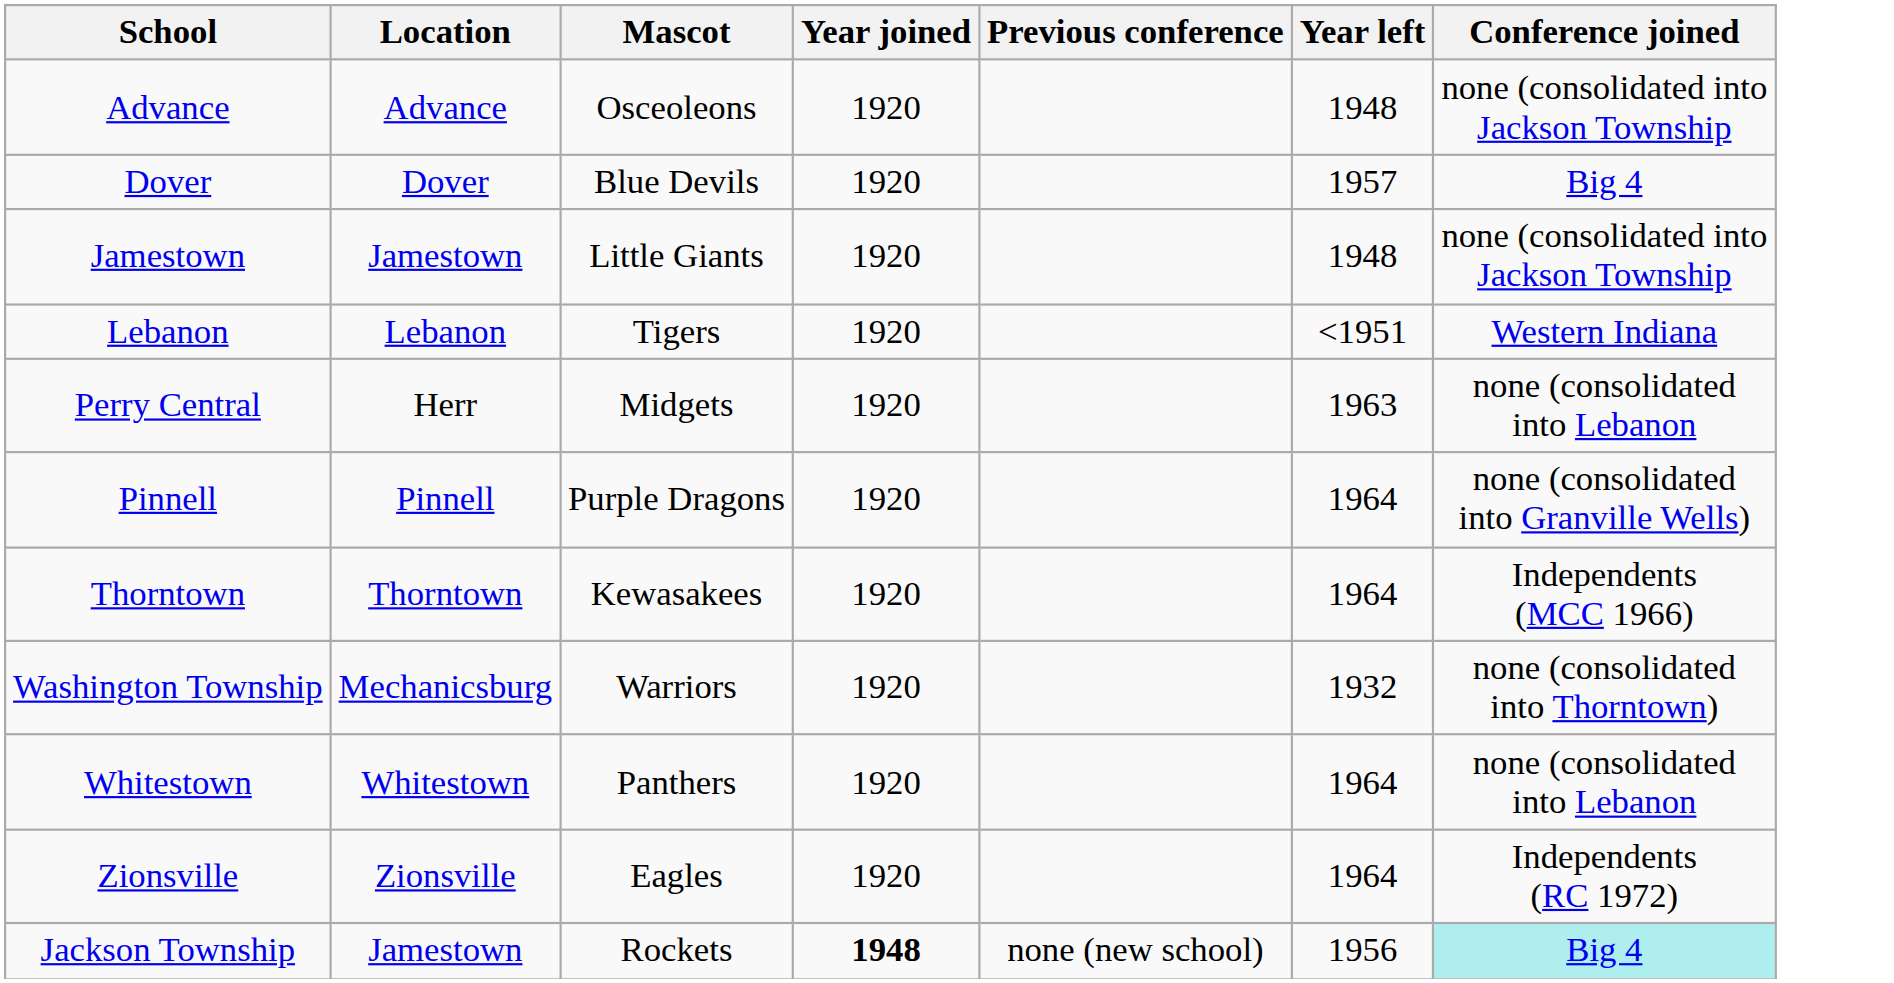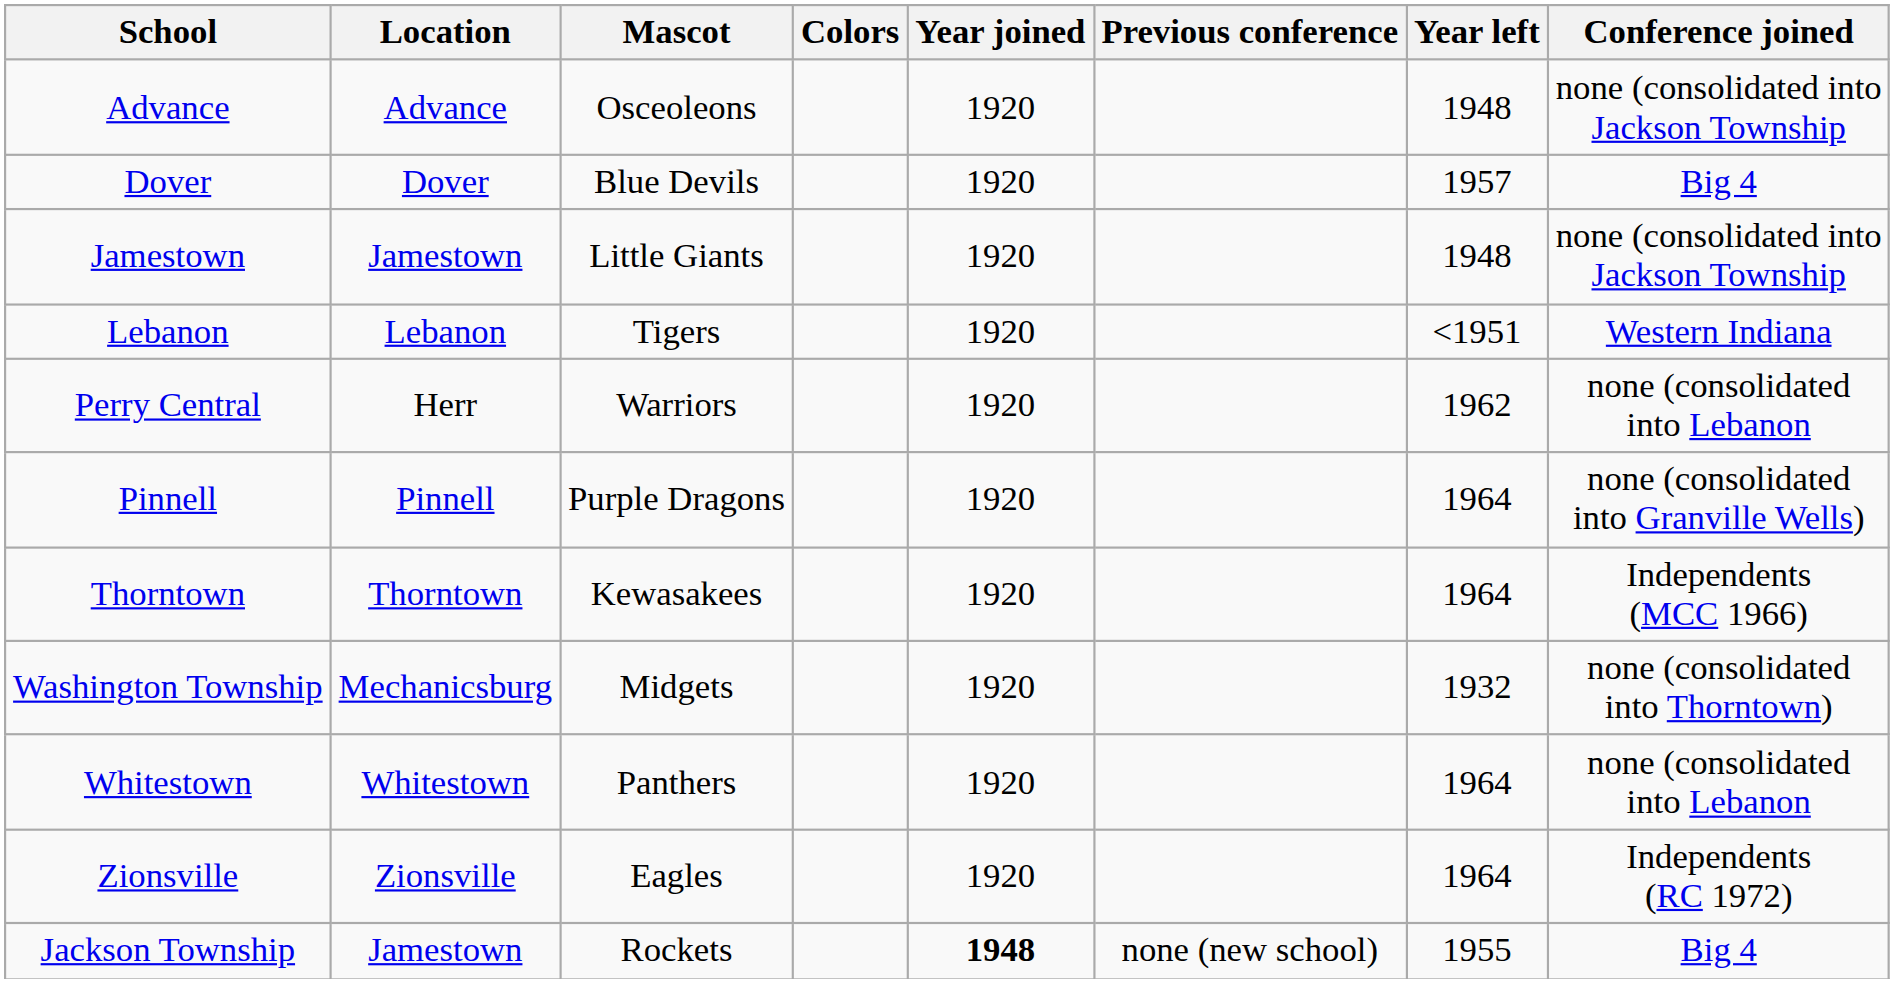+ column: (850, 32)
(677, 405) Midgets -> (677, 405) Warriors
(1363, 405) 1963 -> (1477, 405) 1962
(677, 687) Warriors -> (677, 687) Midgets
(1363, 950) 1956 -> (1477, 950) 1955
(1604, 950) paleturquoise background -> (1719, 950) no background
